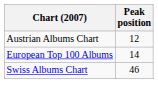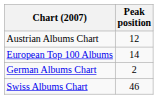+ row: (52, 70)
